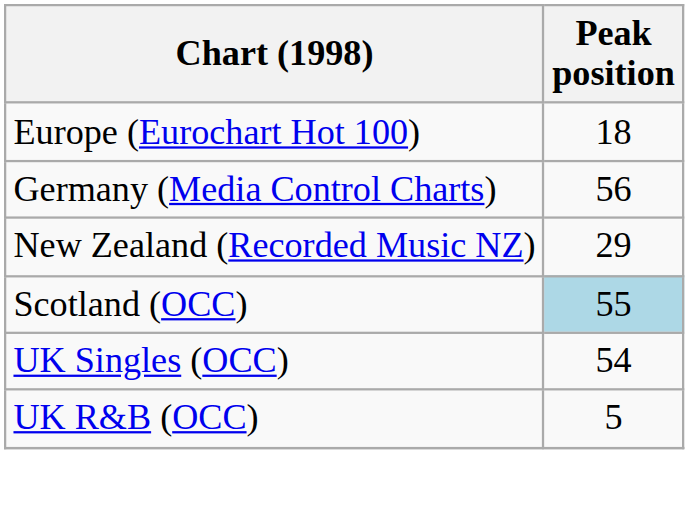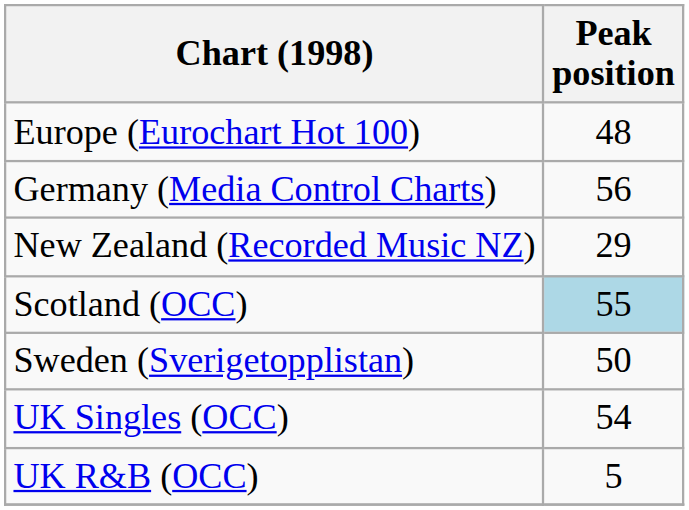(614, 131) 18 -> (614, 131) 48
+ row: (214, 360)
